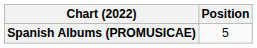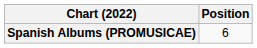(225, 33) 5 -> (225, 33) 6
